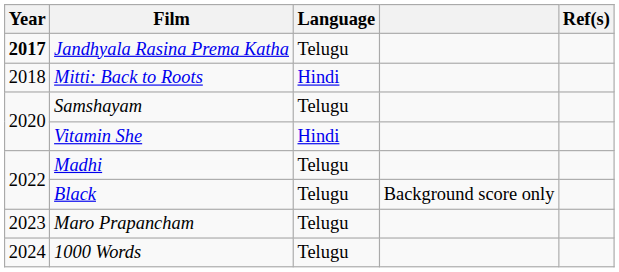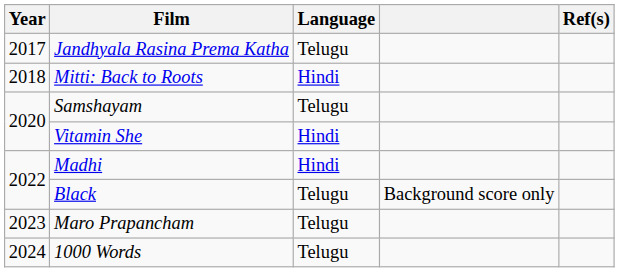(27, 48) bold -> (27, 48) normal
(323, 164) Telugu -> (318, 164) Hindi
